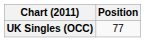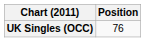(118, 28) 77 -> (118, 28) 76
